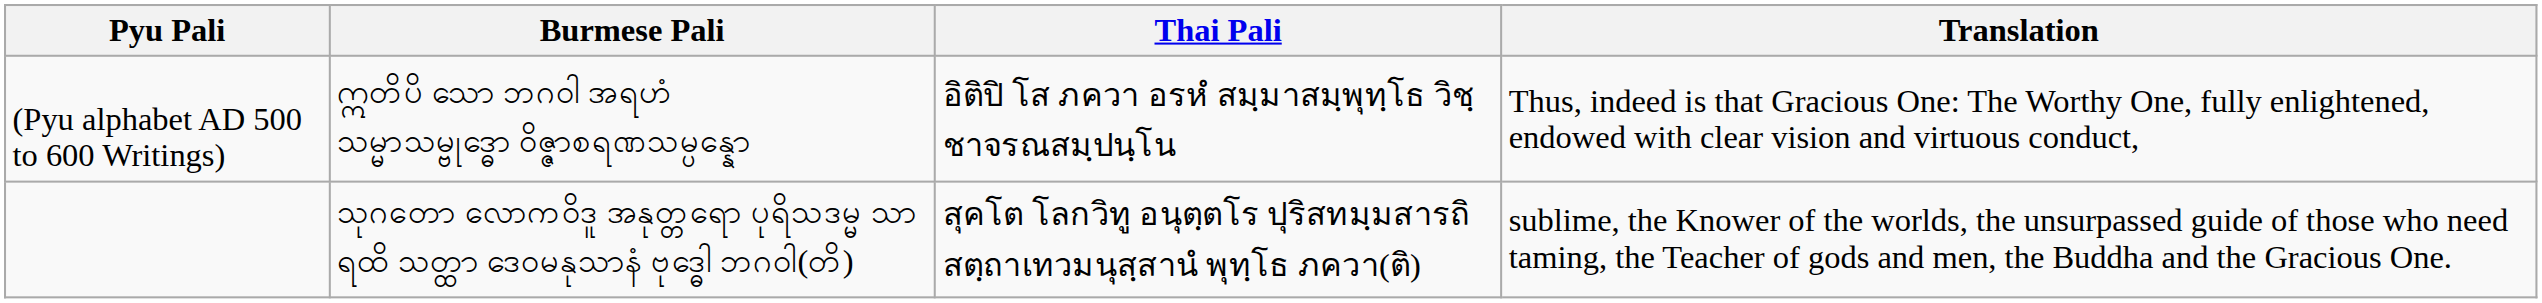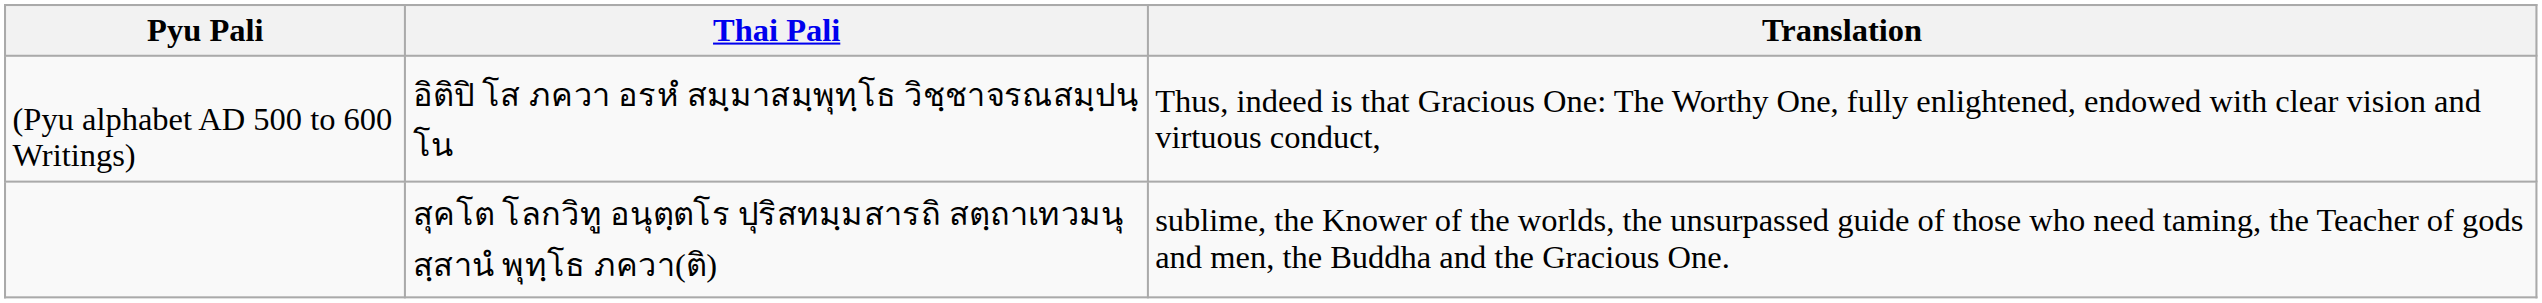- column: (632, 30)
